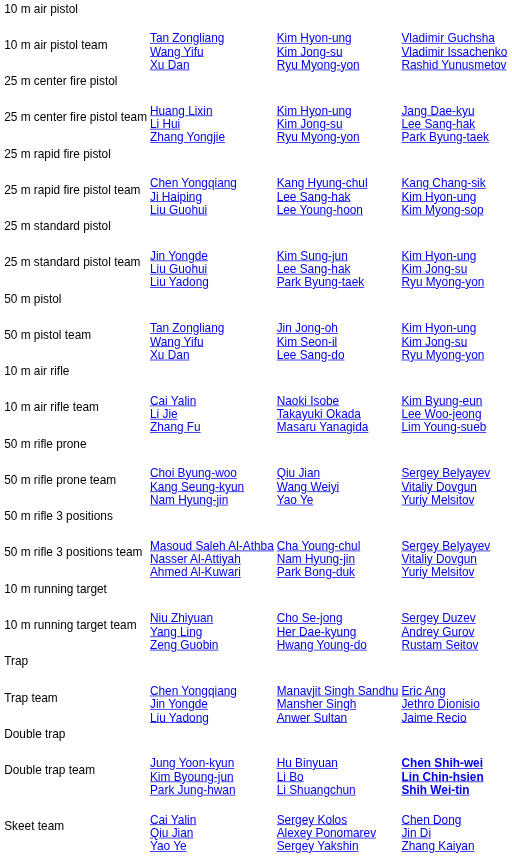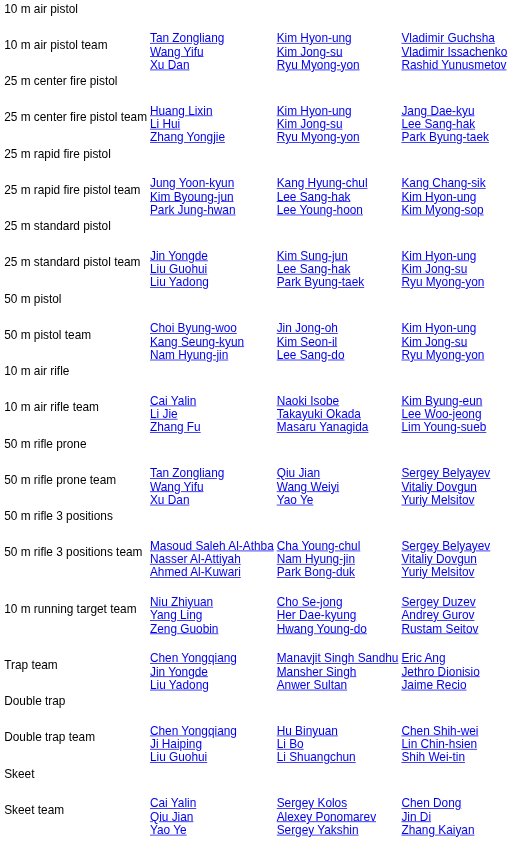(193, 196) Chen Yongqiang Ji Haiping Liu Guohui -> (193, 196) Jung Yoon-kyun Kim Byoung-jun Park Jung-hwan
(187, 342) Tan Zongliang Wang Yifu Xu Dan -> (197, 342) Choi Byung-woo Kang Seung-kyun Nam Hyung-jin
(197, 487) Choi Byung-woo Kang Seung-kyun Nam Hyung-jin -> (187, 487) Tan Zongliang Wang Yifu Xu Dan
- row: (56, 589)
- row: (16, 661)
(193, 777) Jung Yoon-kyun Kim Byoung-jun Park Jung-hwan -> (193, 744) Chen Yongqiang Ji Haiping Liu Guohui
(443, 777) bold -> (440, 744) normal
+ row: (19, 774)
